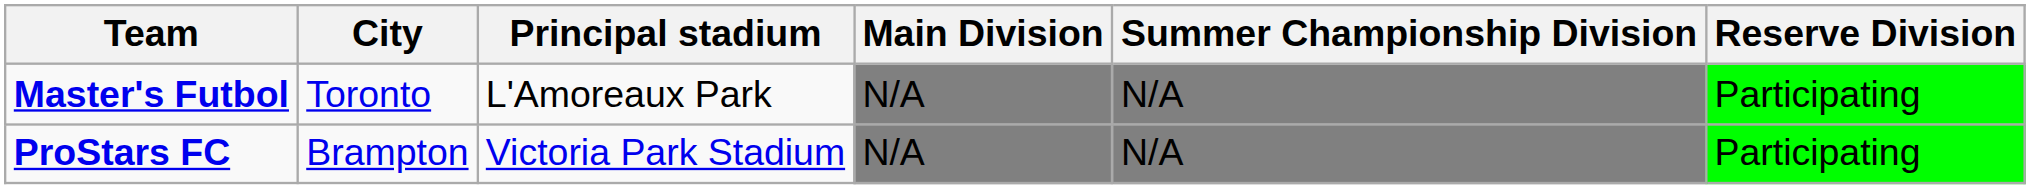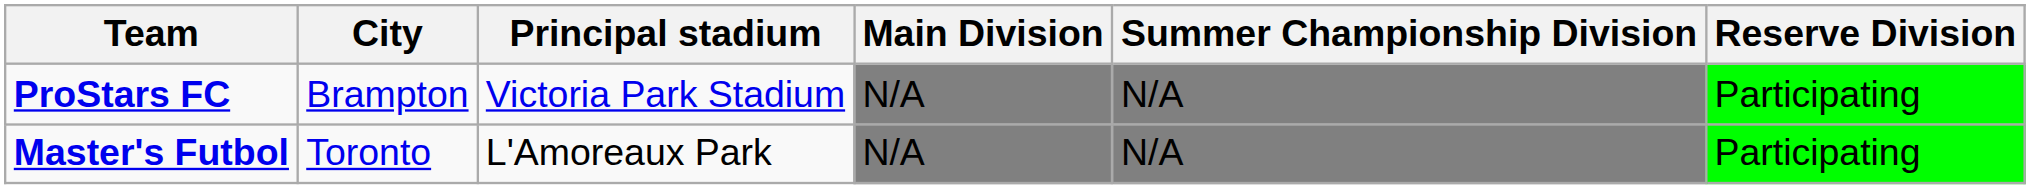rows swapped: (151, 93) <-> (122, 152)
